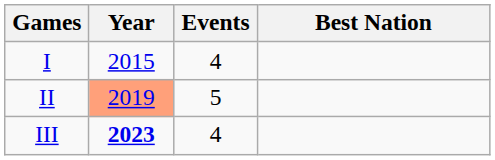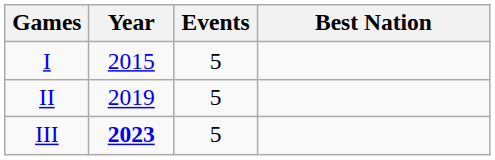(216, 60) 4 -> (216, 60) 5
(131, 97) lightsalmon background -> (131, 97) no background
(216, 135) 4 -> (216, 135) 5
